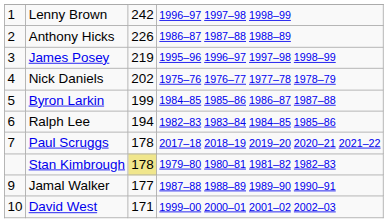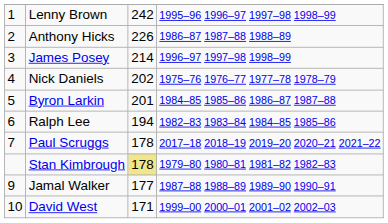(225, 15) 1996–97 1997–98 1998–99 -> (248, 15) 1995–96 1996–97 1997–98 1998–99
(142, 57) 219 -> (142, 57) 214
(248, 58) 1995–96 1996–97 1997–98 1998–99 -> (225, 58) 1996–97 1997–98 1998–99
(142, 100) 199 -> (142, 100) 201
